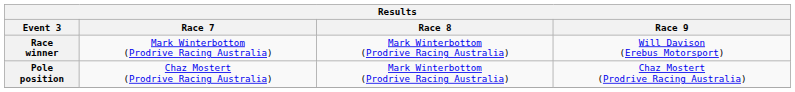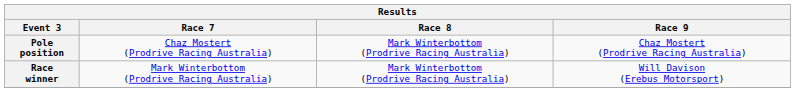rows swapped: (42, 74) <-> (42, 48)
